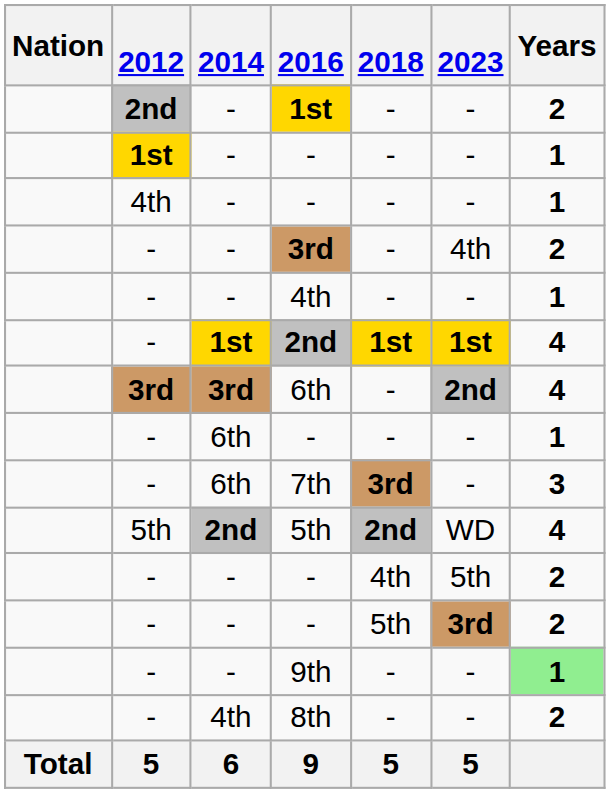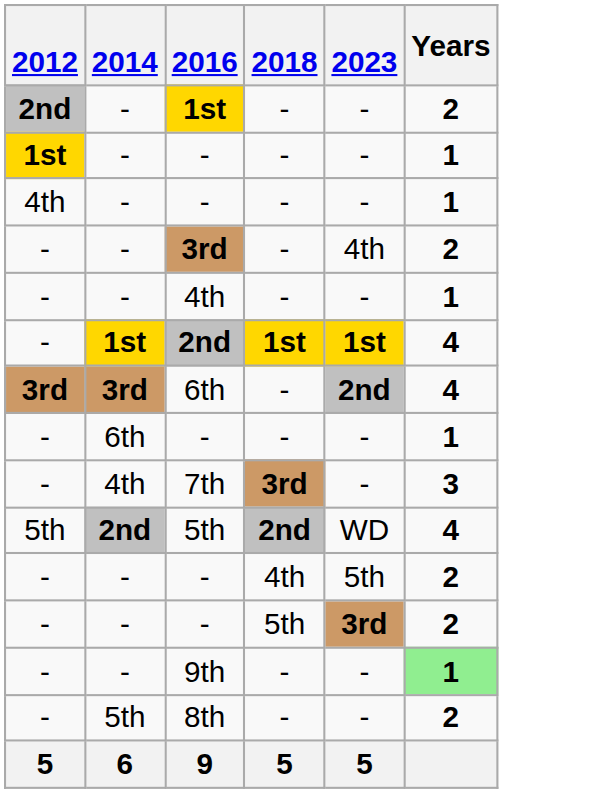- column: (58, 45)
(231, 484) 6th -> (125, 484) 4th
(231, 718) 4th -> (125, 718) 5th
